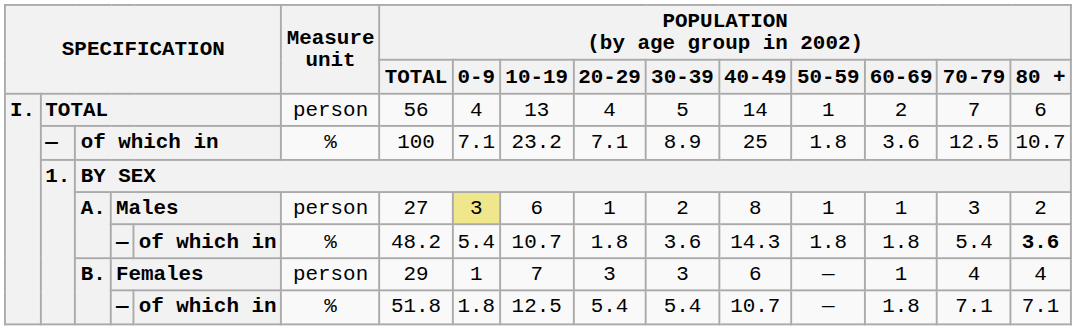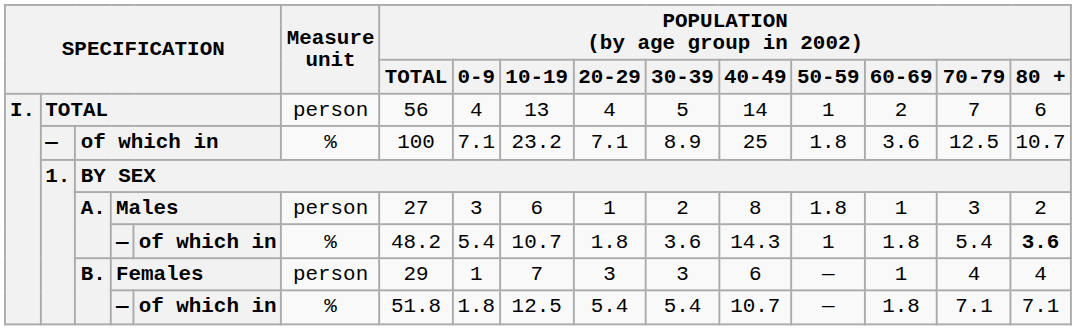(476, 209) khaki background -> (476, 209) no background
(828, 209) 1 -> (828, 209) 1.8
(828, 242) 1.8 -> (828, 242) 1
